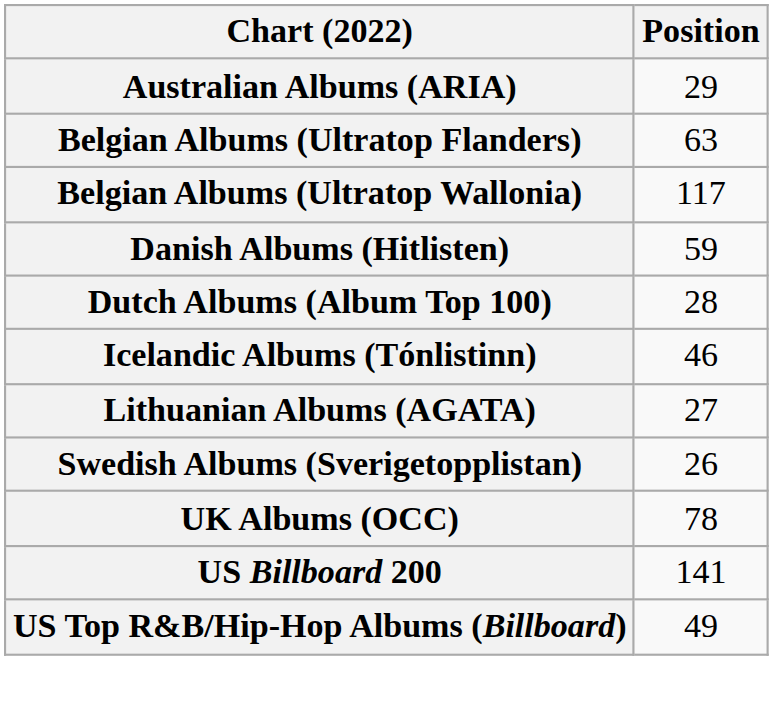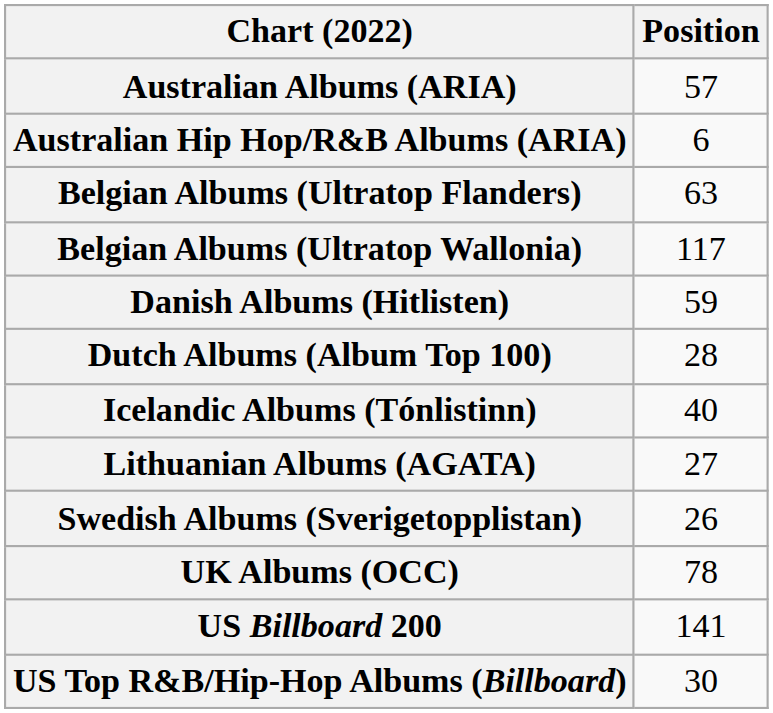(701, 85) 29 -> (701, 85) 57
+ row: (320, 139)
(701, 355) 46 -> (701, 409) 40
(701, 626) 49 -> (701, 680) 30
